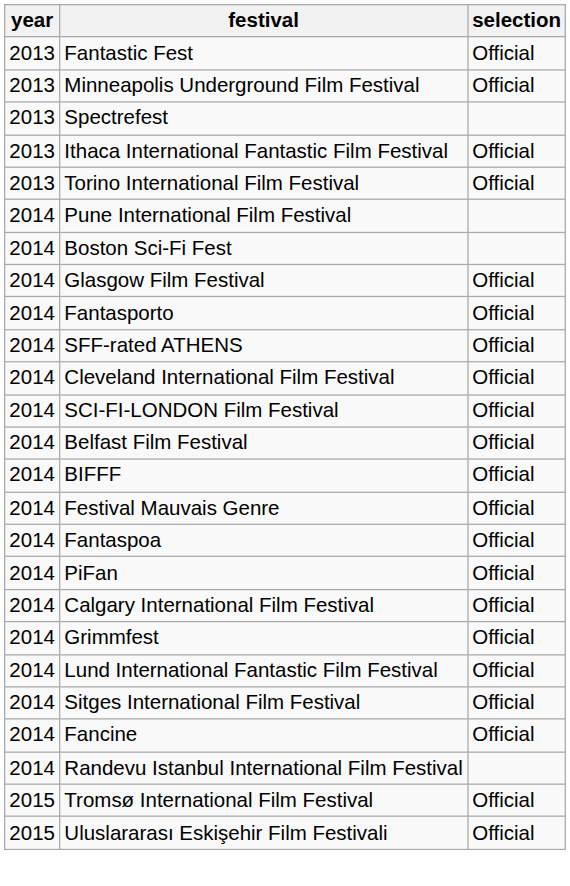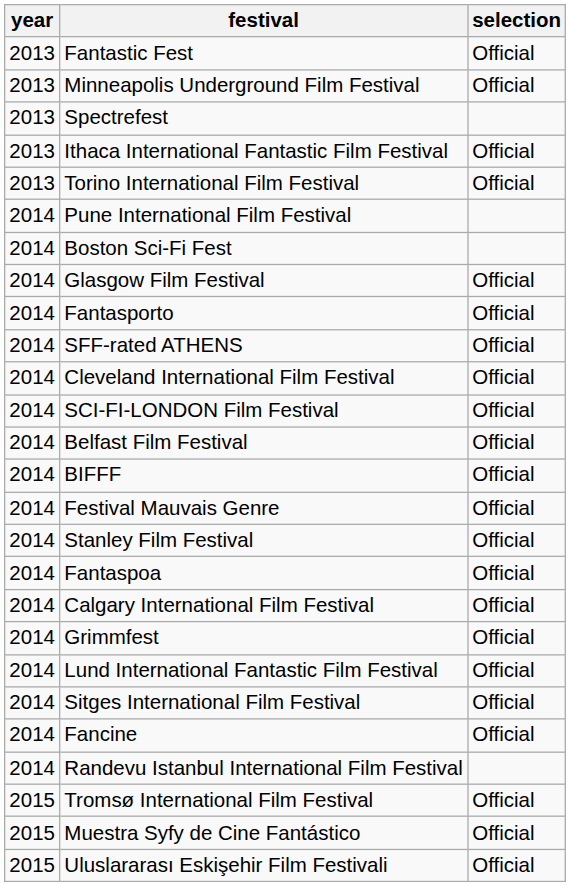+ row: (159, 540)
- row: (91, 572)
+ row: (212, 832)
